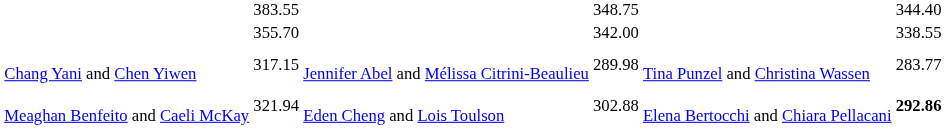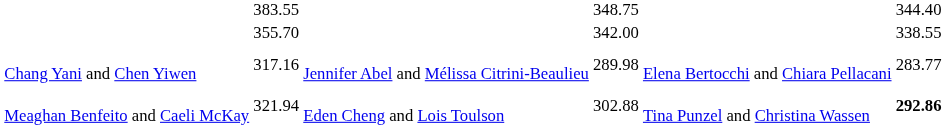(276, 64) 317.15 -> (276, 64) 317.16
(756, 73) Tina Punzel and Christina Wassen -> (767, 73) Elena Bertocchi and Chiara Pellacani
(767, 115) Elena Bertocchi and Chiara Pellacani -> (756, 115) Tina Punzel and Christina Wassen
